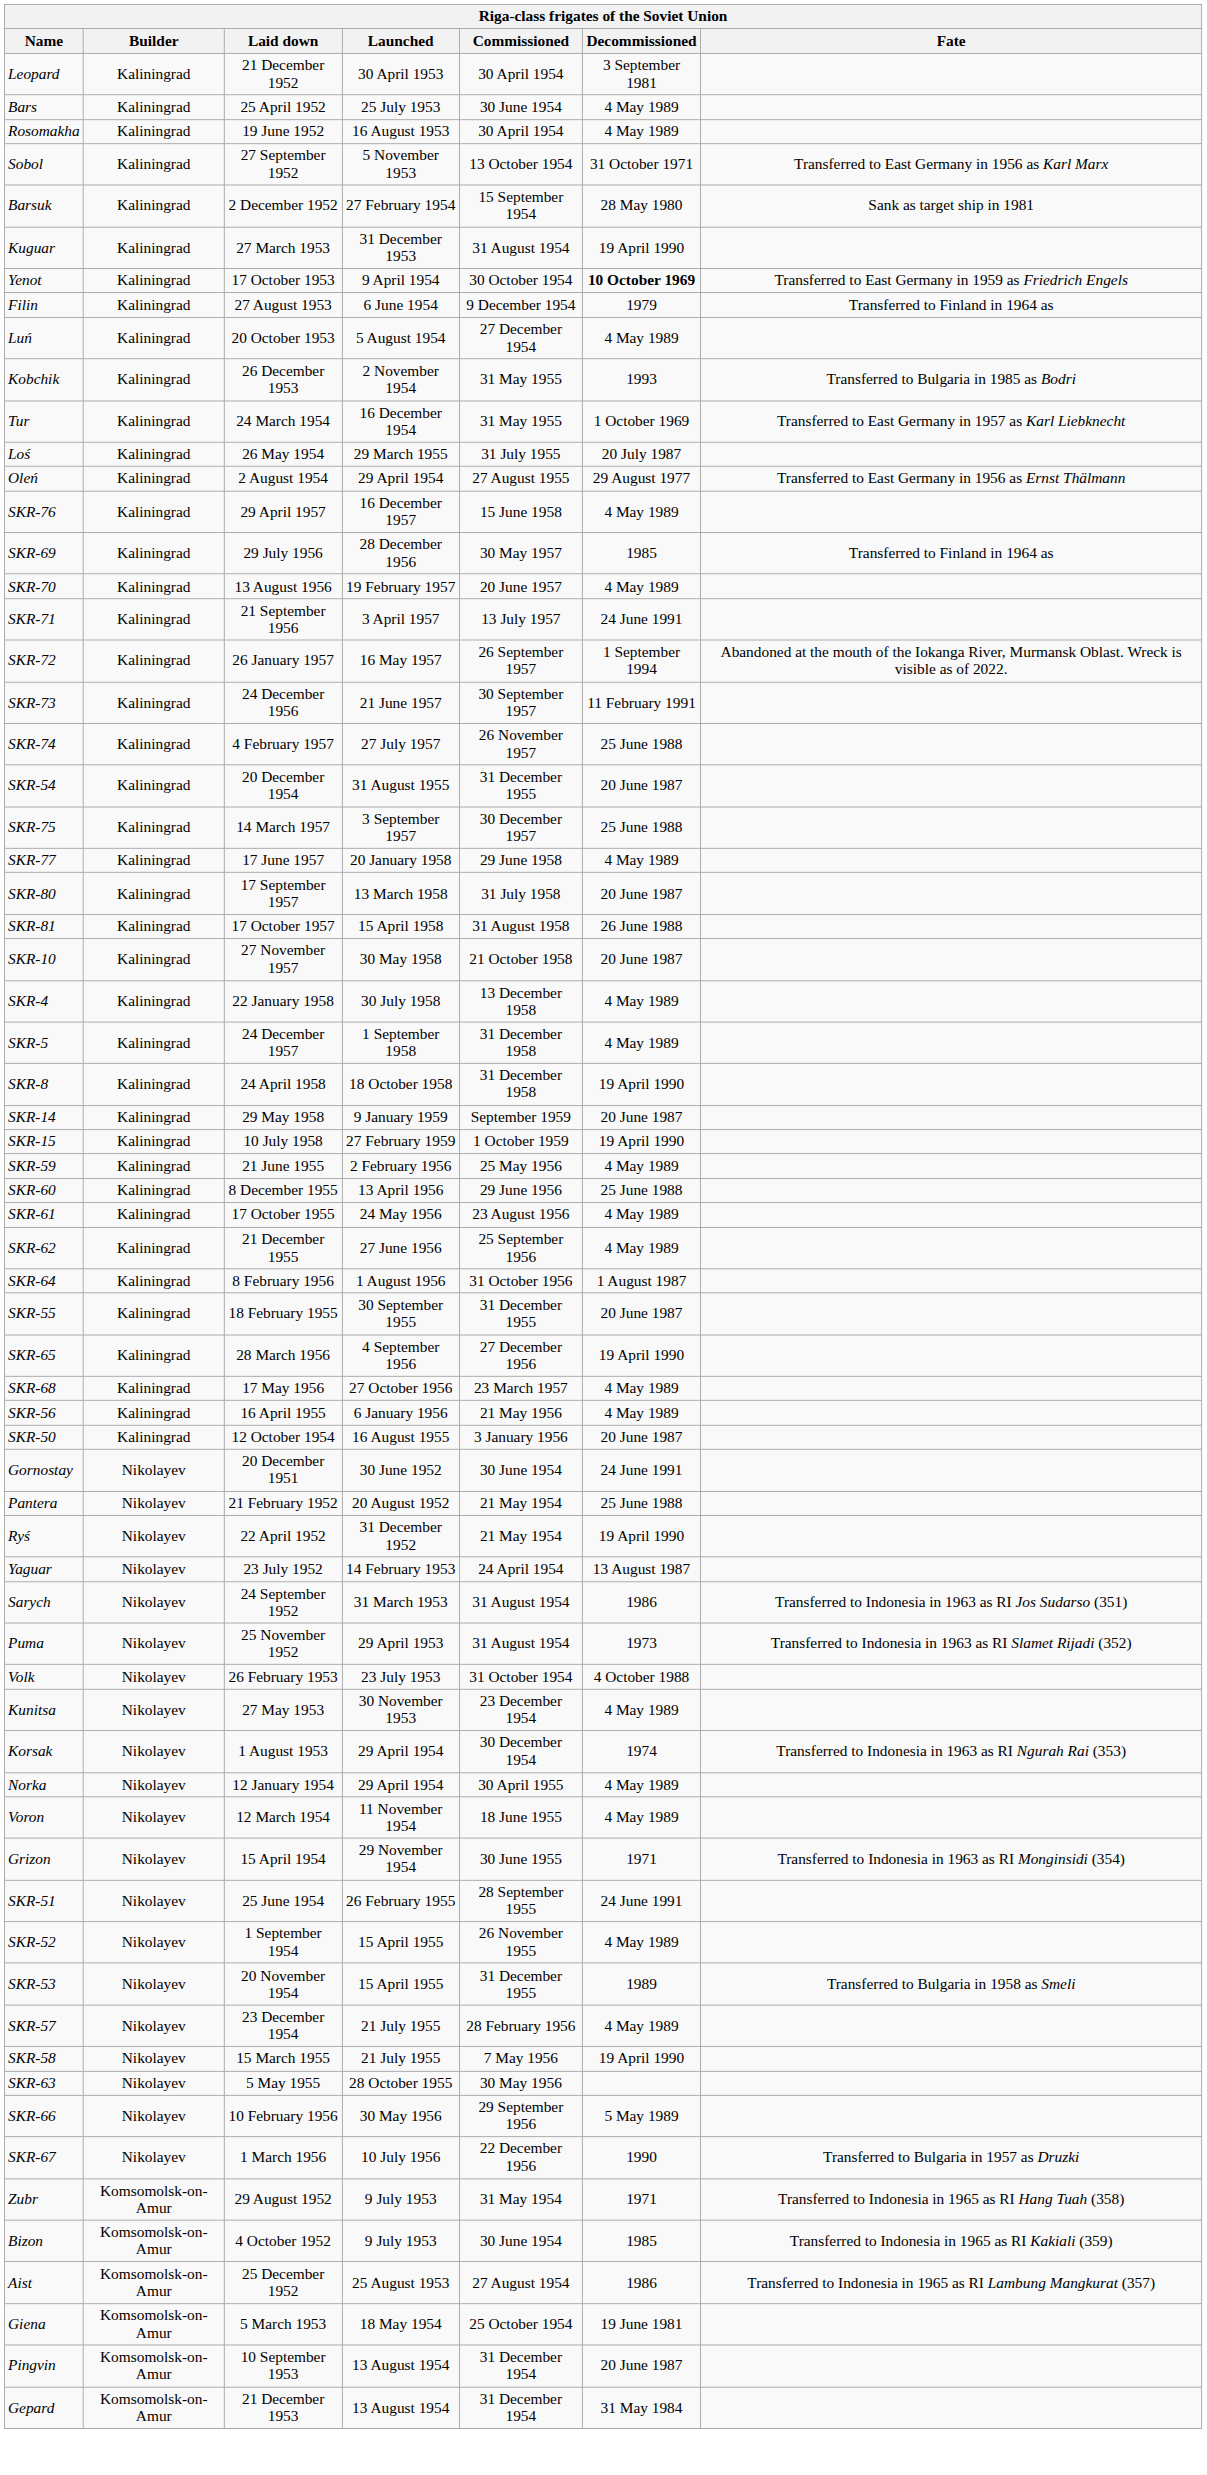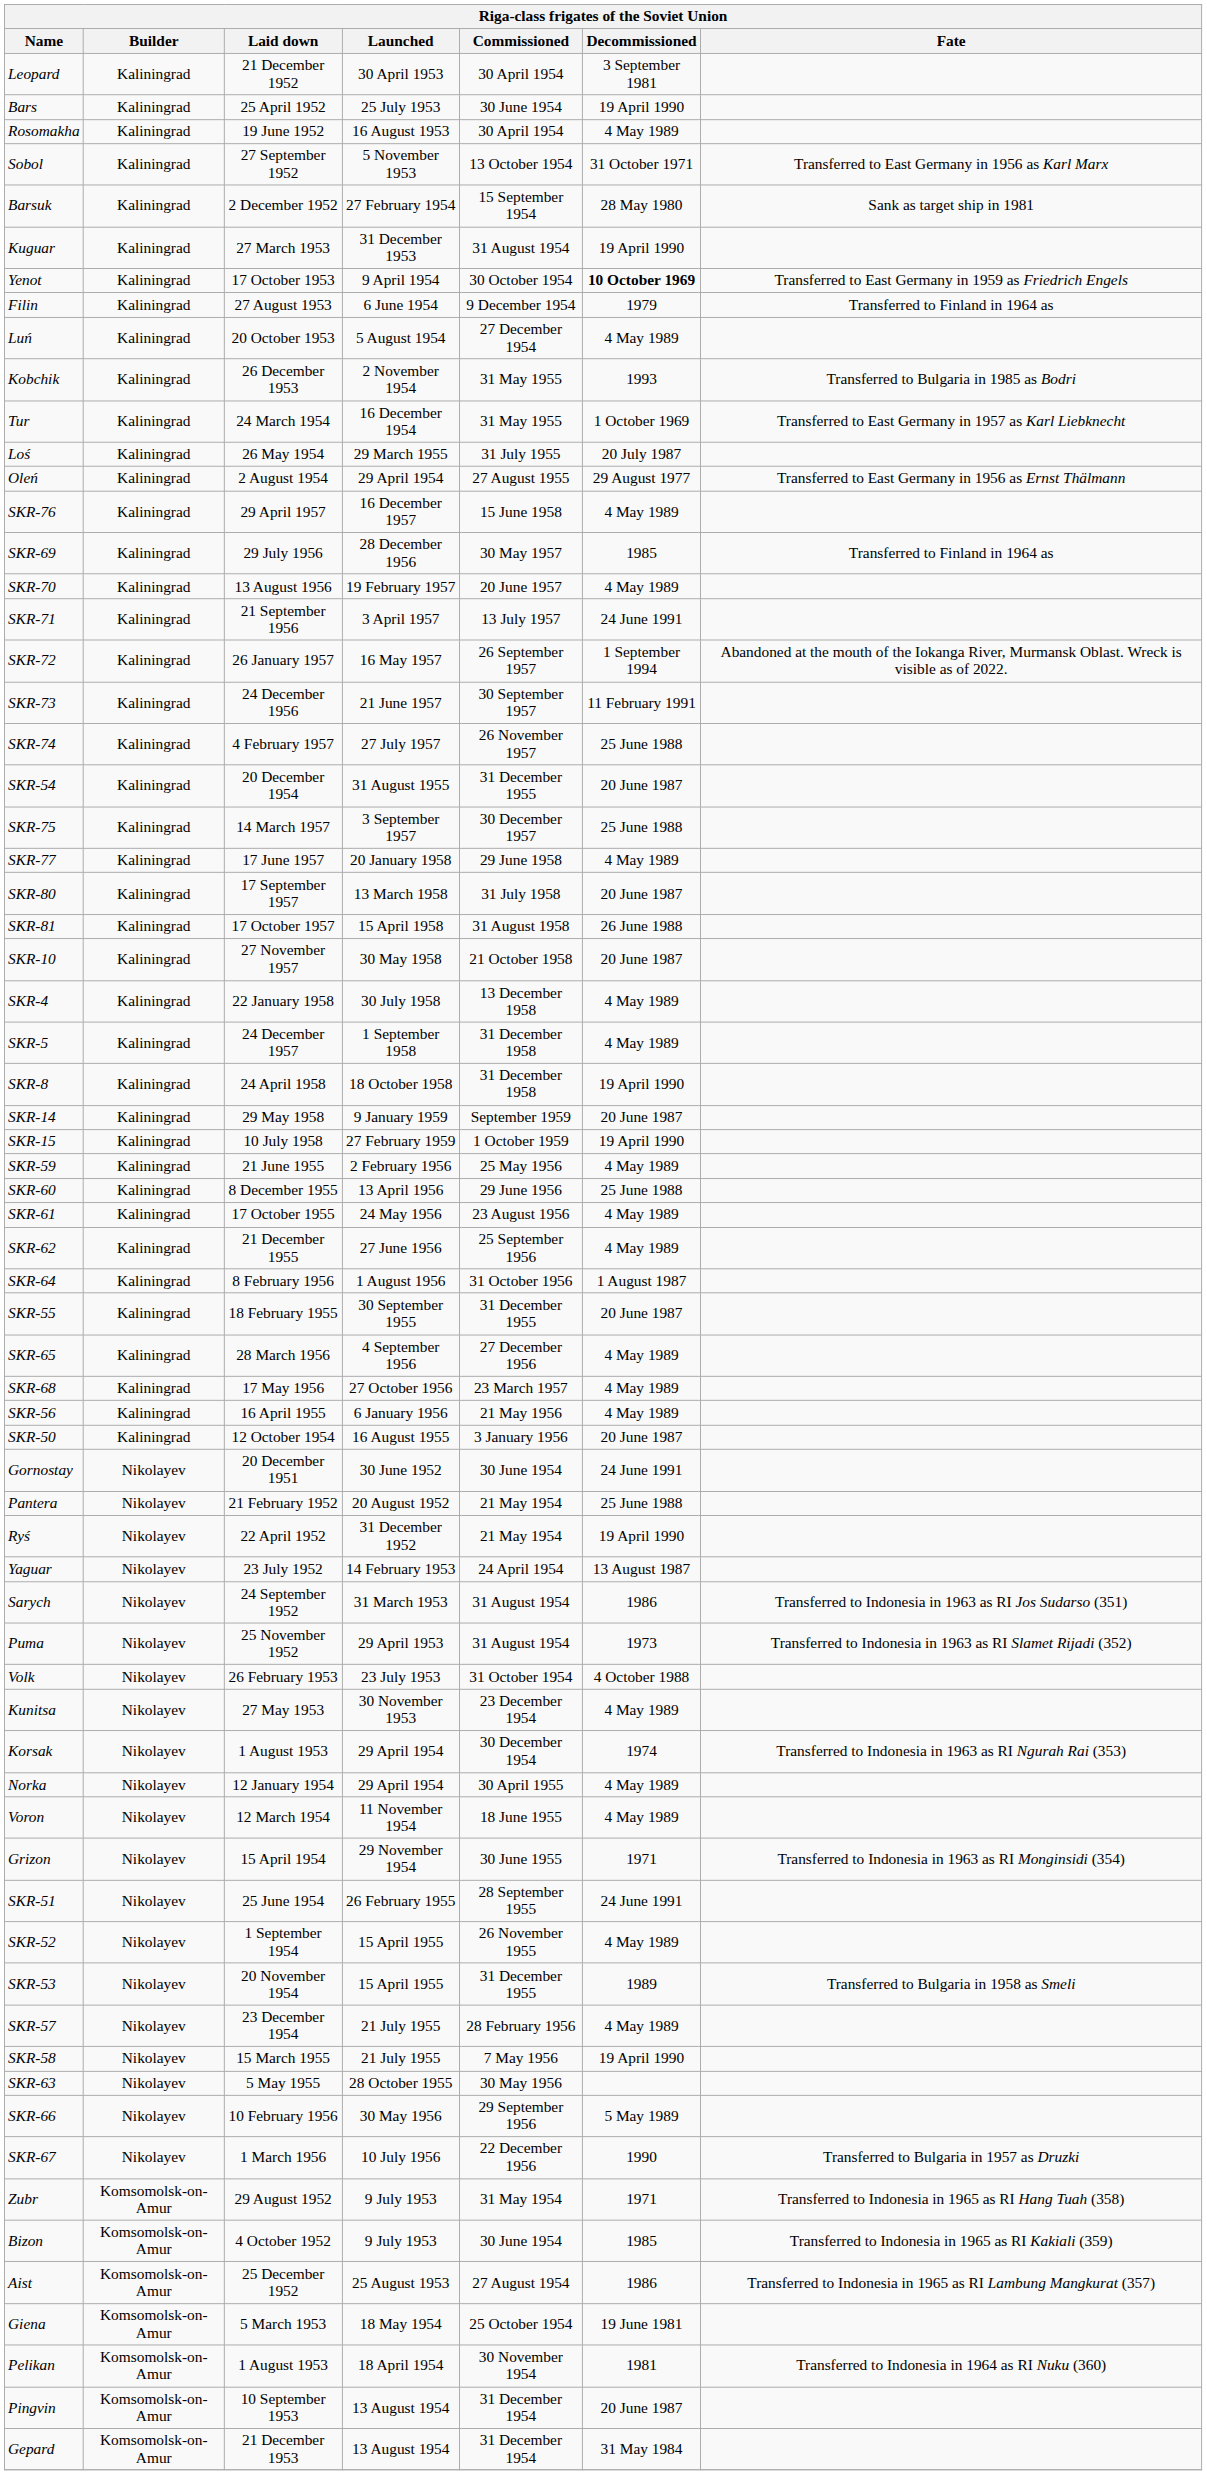(641, 107) 4 May 1989 -> (641, 107) 19 April 1990
(641, 1355) 19 April 1990 -> (641, 1355) 4 May 1989
+ row: (31, 2365)
